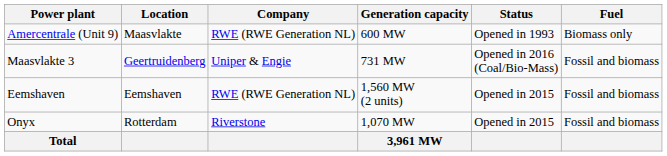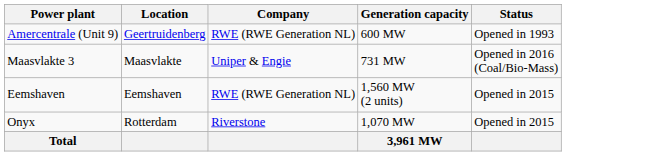- column: (611, 14)
(153, 34) Maasvlakte -> (165, 34) Geertruidenberg
(165, 61) Geertruidenberg -> (153, 61) Maasvlakte
